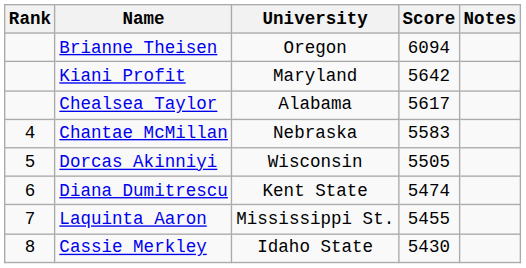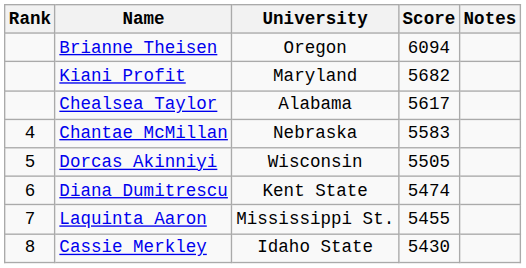(429, 76) 5642 -> (429, 76) 5682
